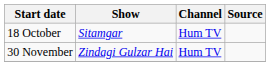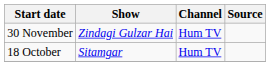rows swapped: (34, 33) <-> (40, 52)
